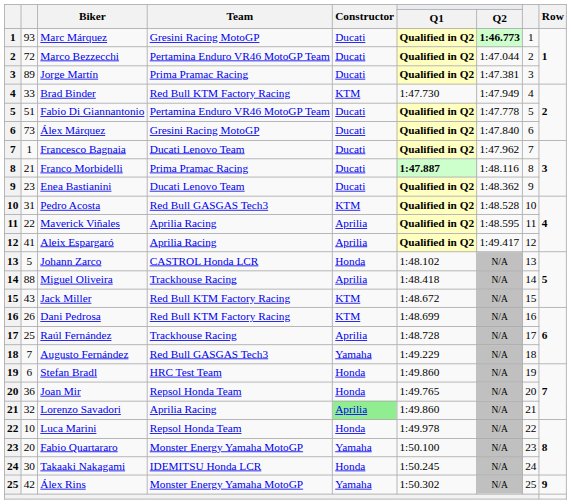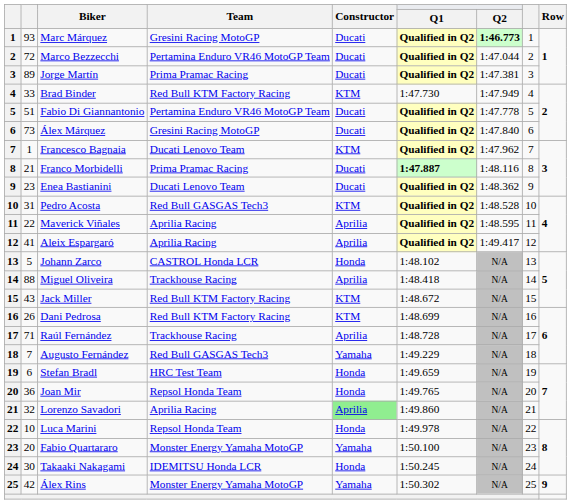(350, 149) Ducati -> (348, 149) KTM
(29, 335) 25 -> (29, 335) 71
(419, 372) 1:49.860 -> (419, 372) 1:49.659
